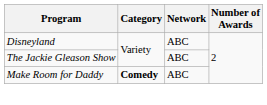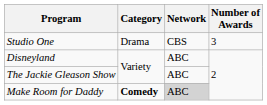+ row: (30, 41)
(178, 74) no background -> (178, 91) lightgrey background
